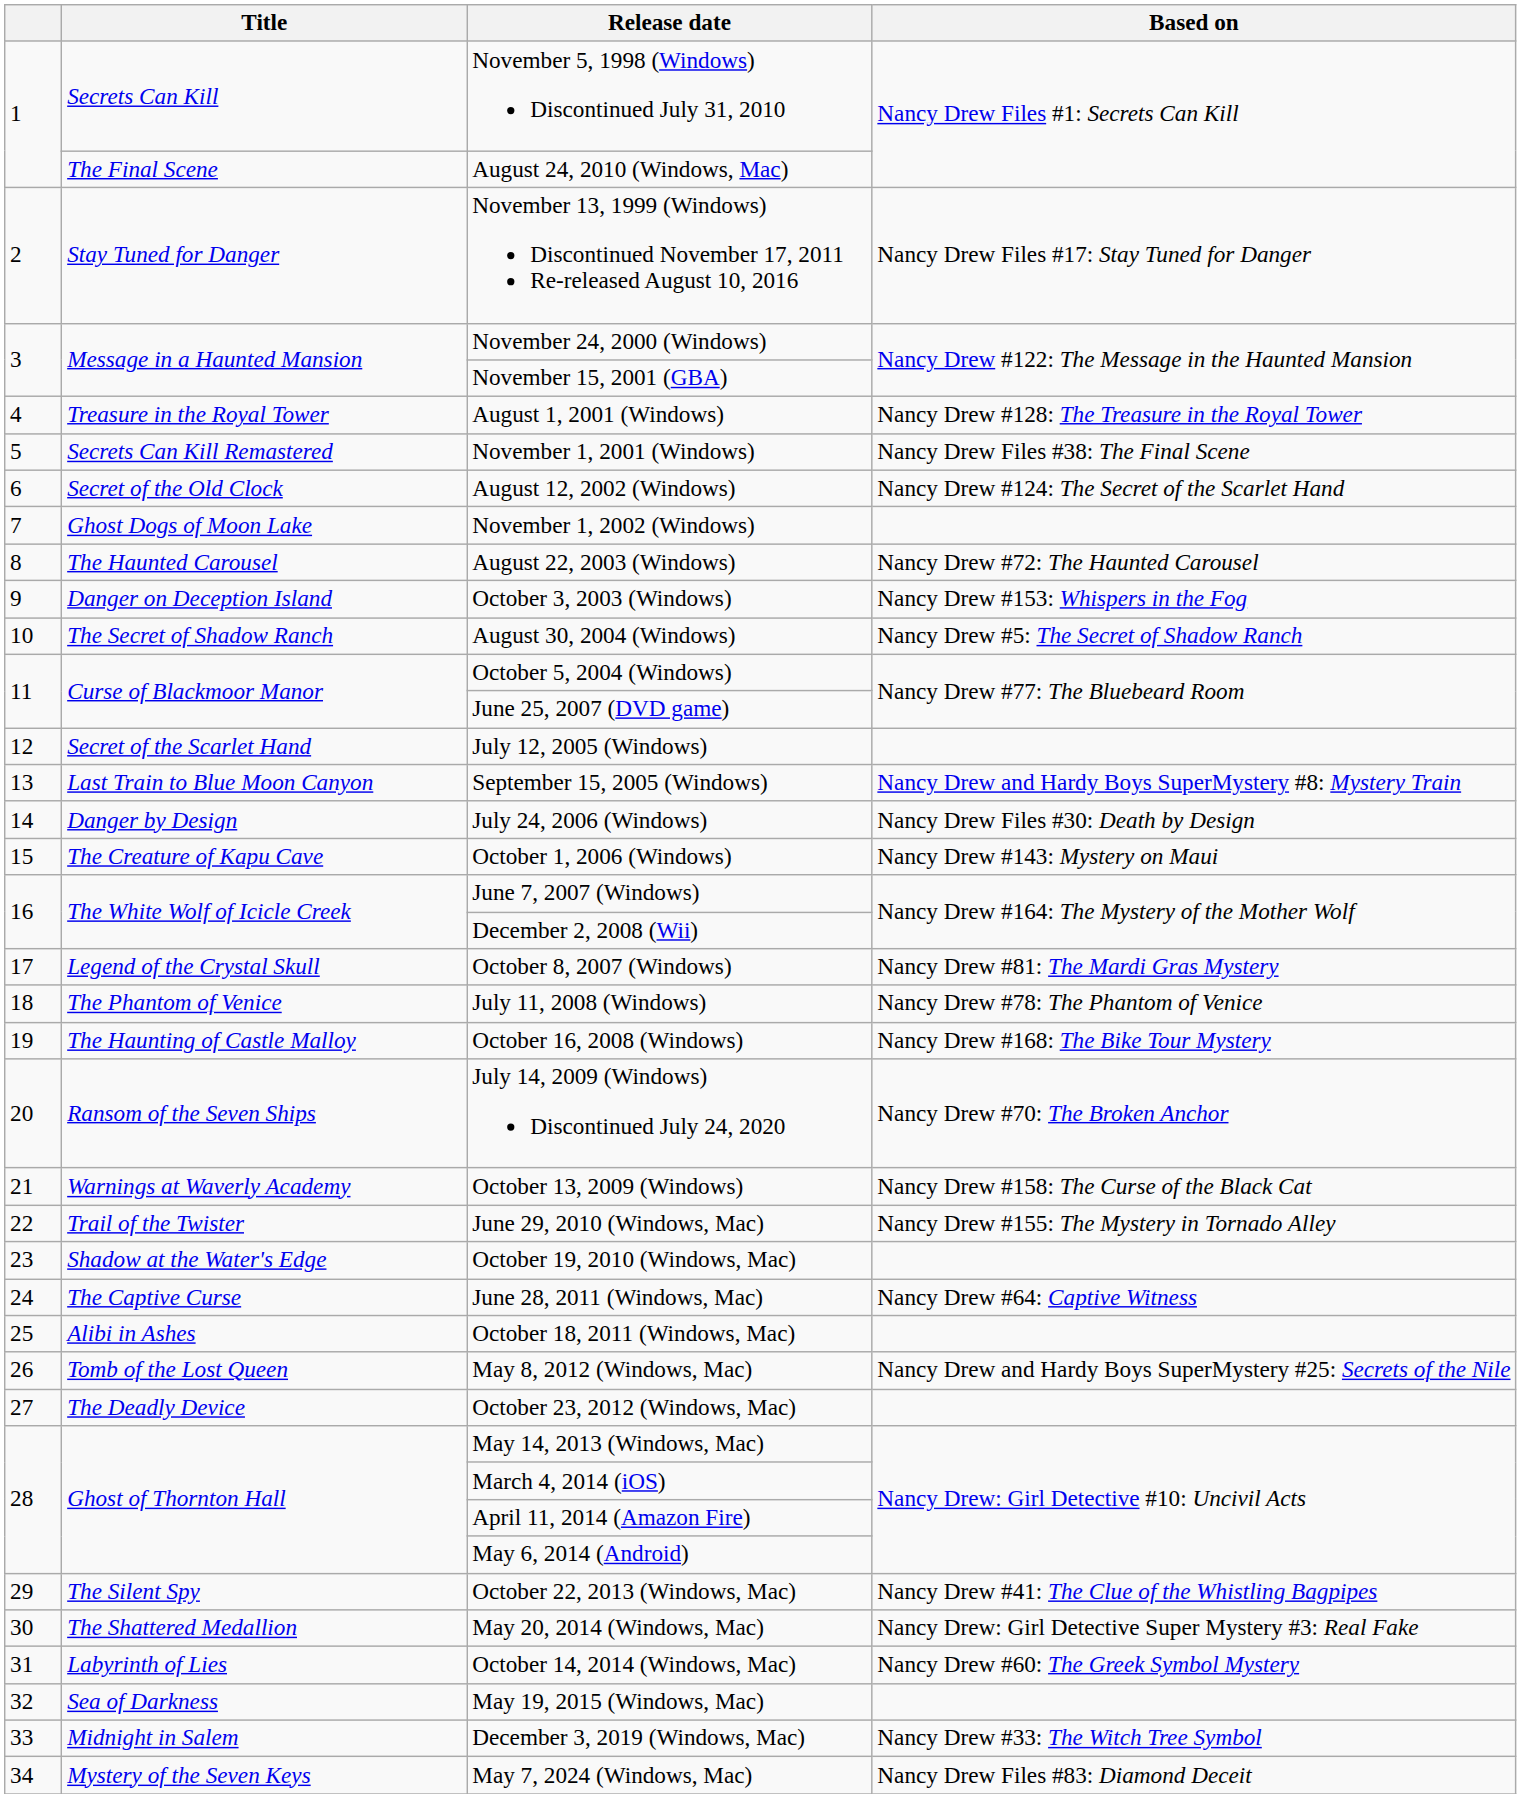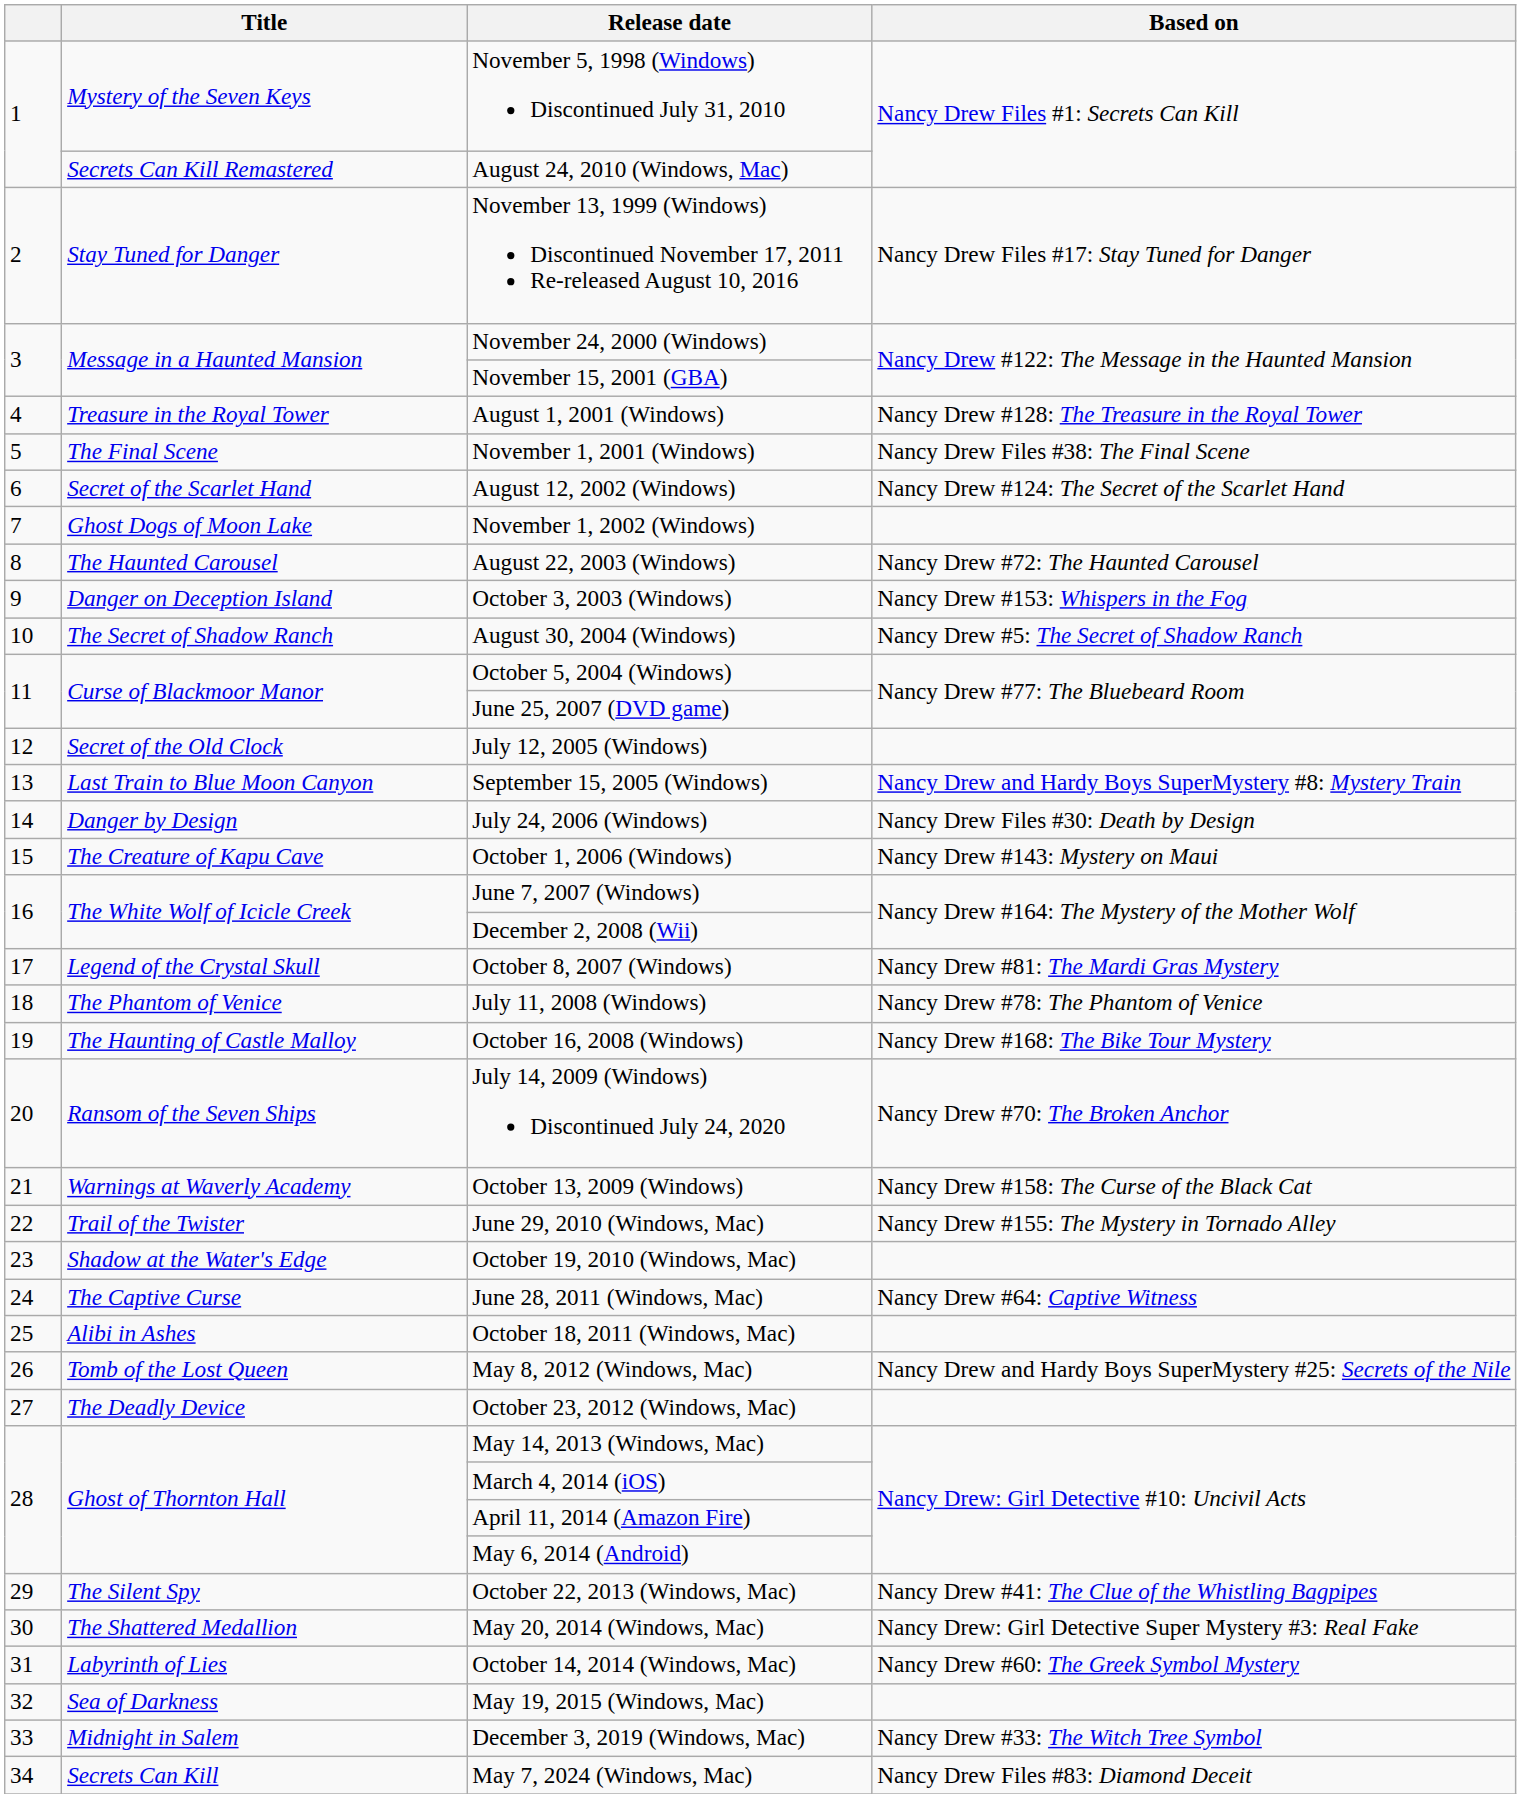(143, 95) Secrets Can Kill -> (189, 95) Mystery of the Seven Keys
(143, 168) The Final Scene -> (200, 168) Secrets Can Kill Remastered
(200, 451) Secrets Can Kill Remastered -> (143, 451) The Final Scene
(175, 488) Secret of the Old Clock -> (189, 488) Secret of the Scarlet Hand
(189, 745) Secret of the Scarlet Hand -> (175, 745) Secret of the Old Clock
(189, 1775) Mystery of the Seven Keys -> (143, 1775) Secrets Can Kill
